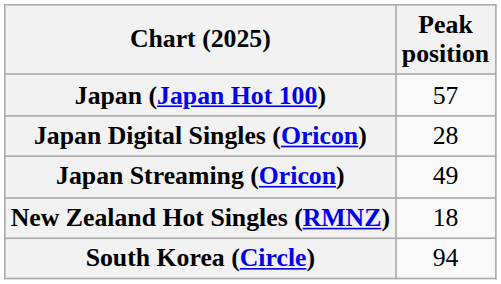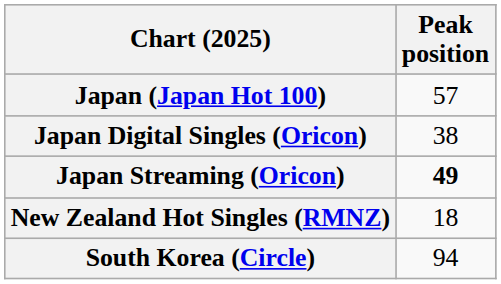(446, 135) 28 -> (446, 135) 38
(446, 176) normal -> (446, 176) bold
